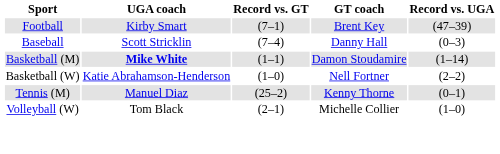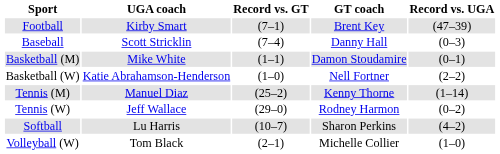(156, 59) bold -> (156, 59) normal
(452, 59) (1–14) -> (452, 59) (0–1)
(452, 92) (0–1) -> (452, 92) (1–14)
+ row: (43, 109)
+ row: (43, 126)
